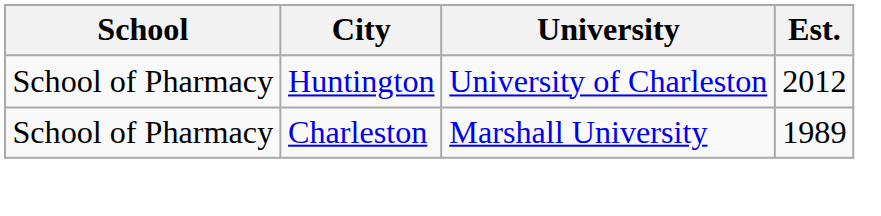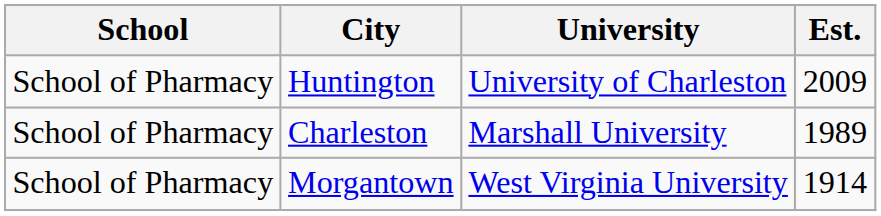(814, 81) 2012 -> (835, 81) 2009
+ row: (371, 183)
